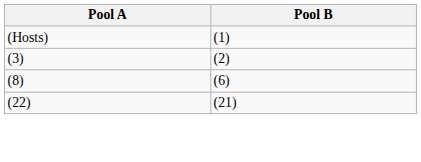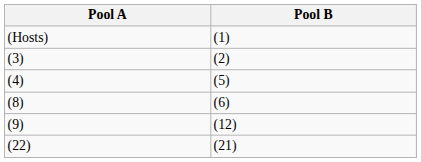+ row: (16, 80)
+ row: (16, 124)
